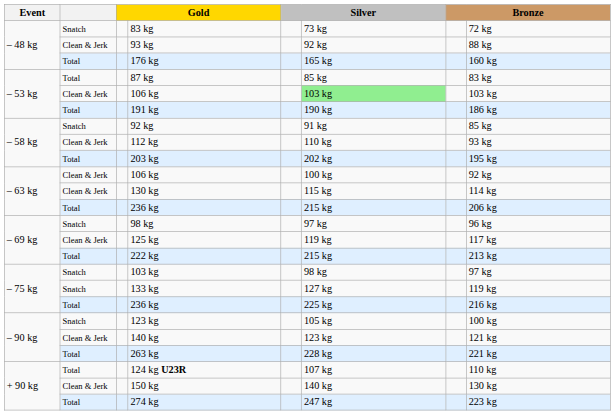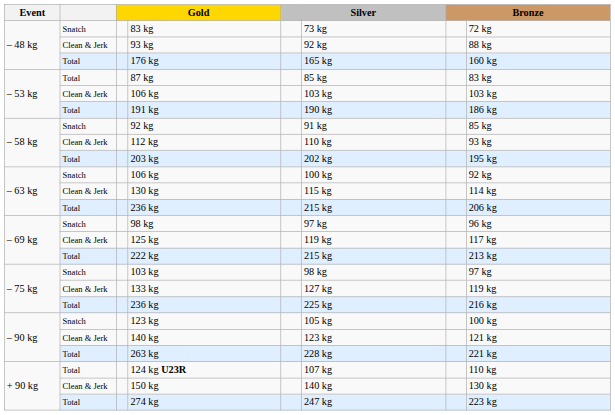(318, 93) lightgreen background -> (318, 93) no background
(85, 175) Clean & Jerk -> (74, 175) Snatch
(74, 289) Snatch -> (85, 289) Clean & Jerk
